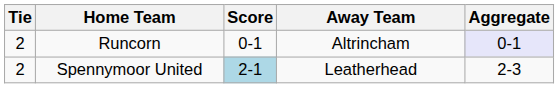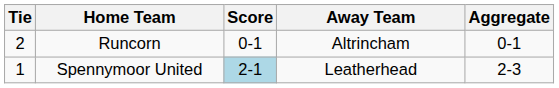(509, 43) lavender background -> (509, 43) no background
(20, 69) 2 -> (20, 69) 1
